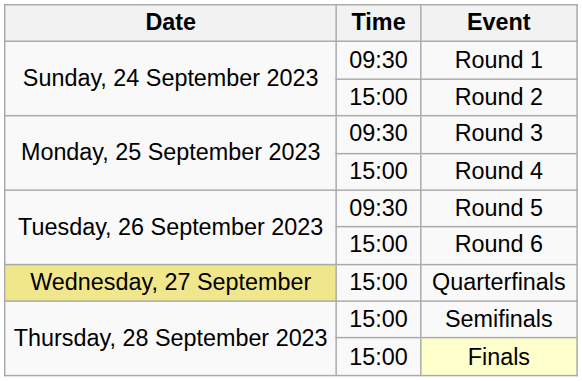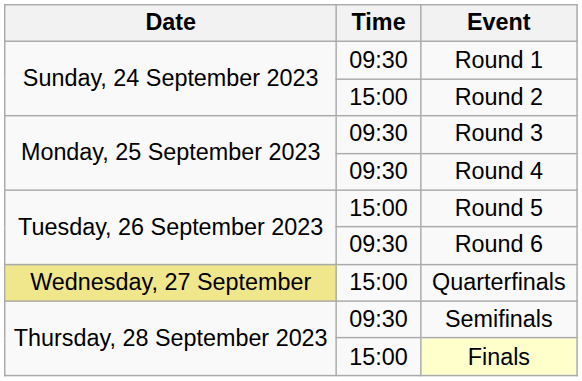(379, 171) 15:00 -> (379, 171) 09:30
(379, 208) 09:30 -> (379, 208) 15:00
(379, 245) 15:00 -> (379, 245) 09:30
(379, 319) 15:00 -> (379, 319) 09:30
